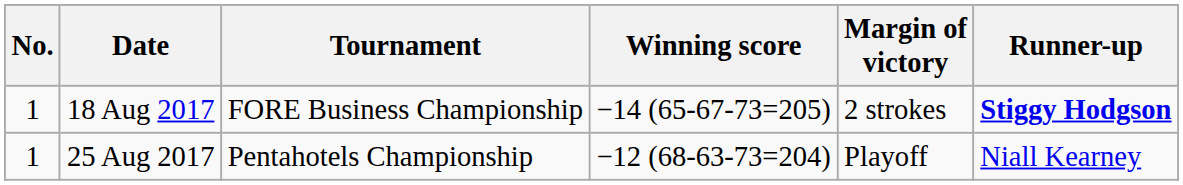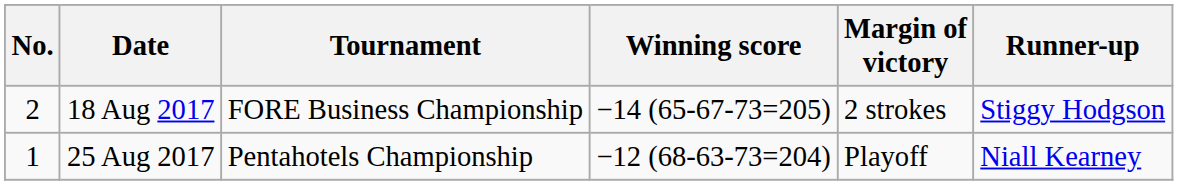(33, 109) 1 -> (33, 109) 2
(1076, 109) bold -> (1073, 109) normal
